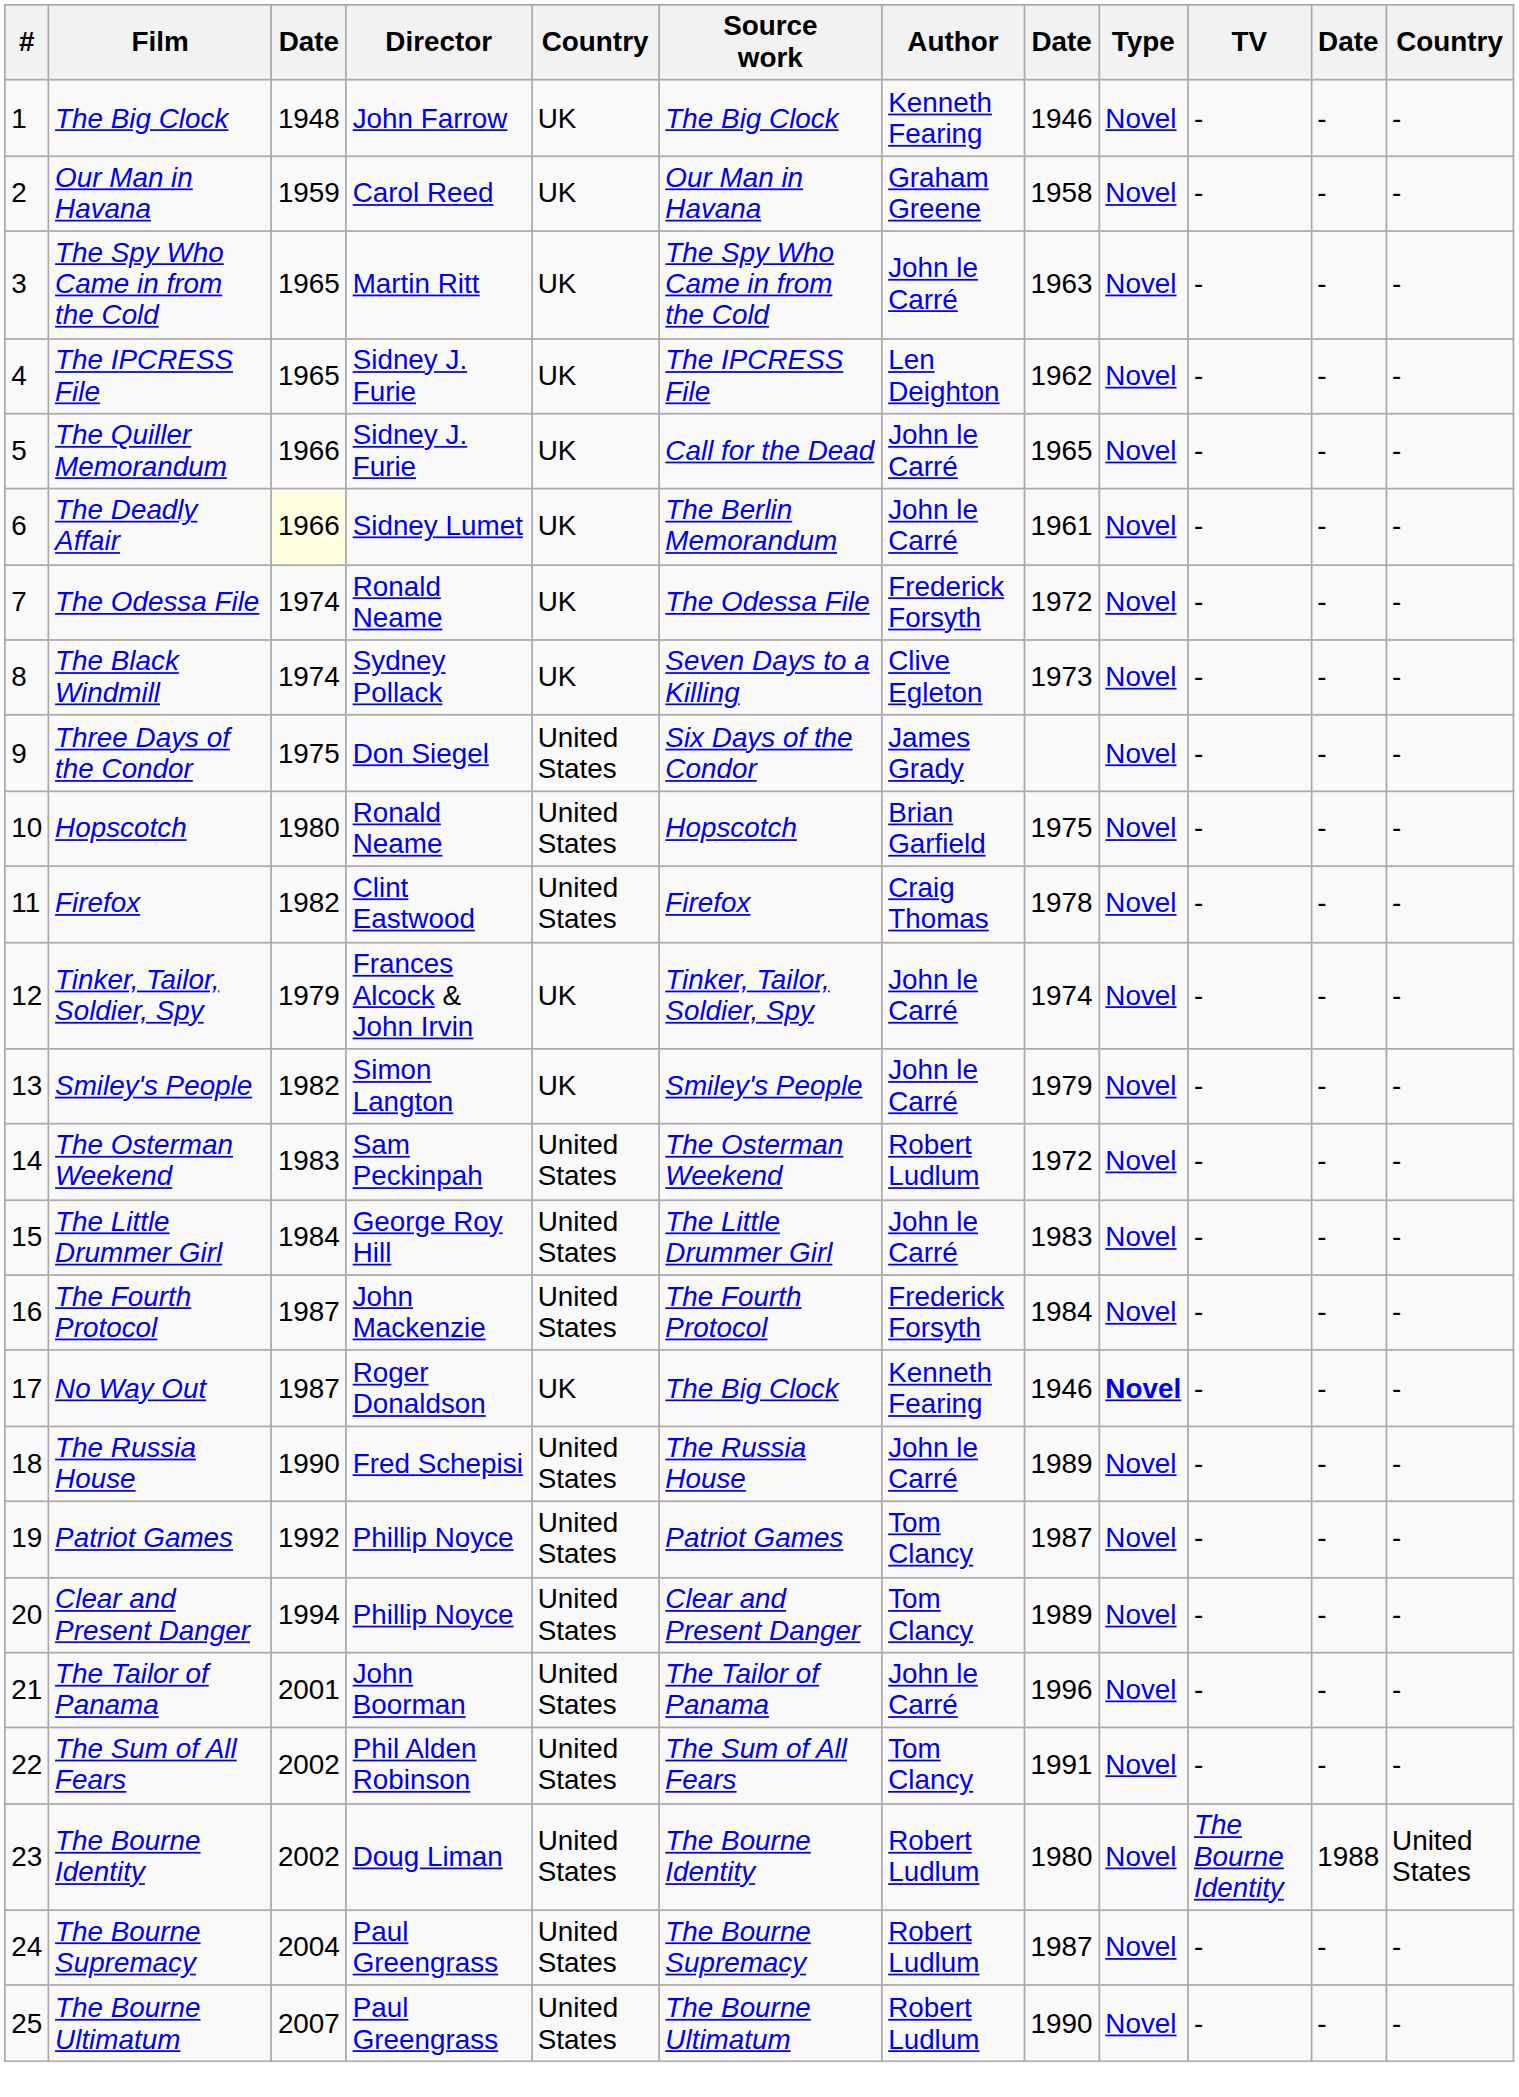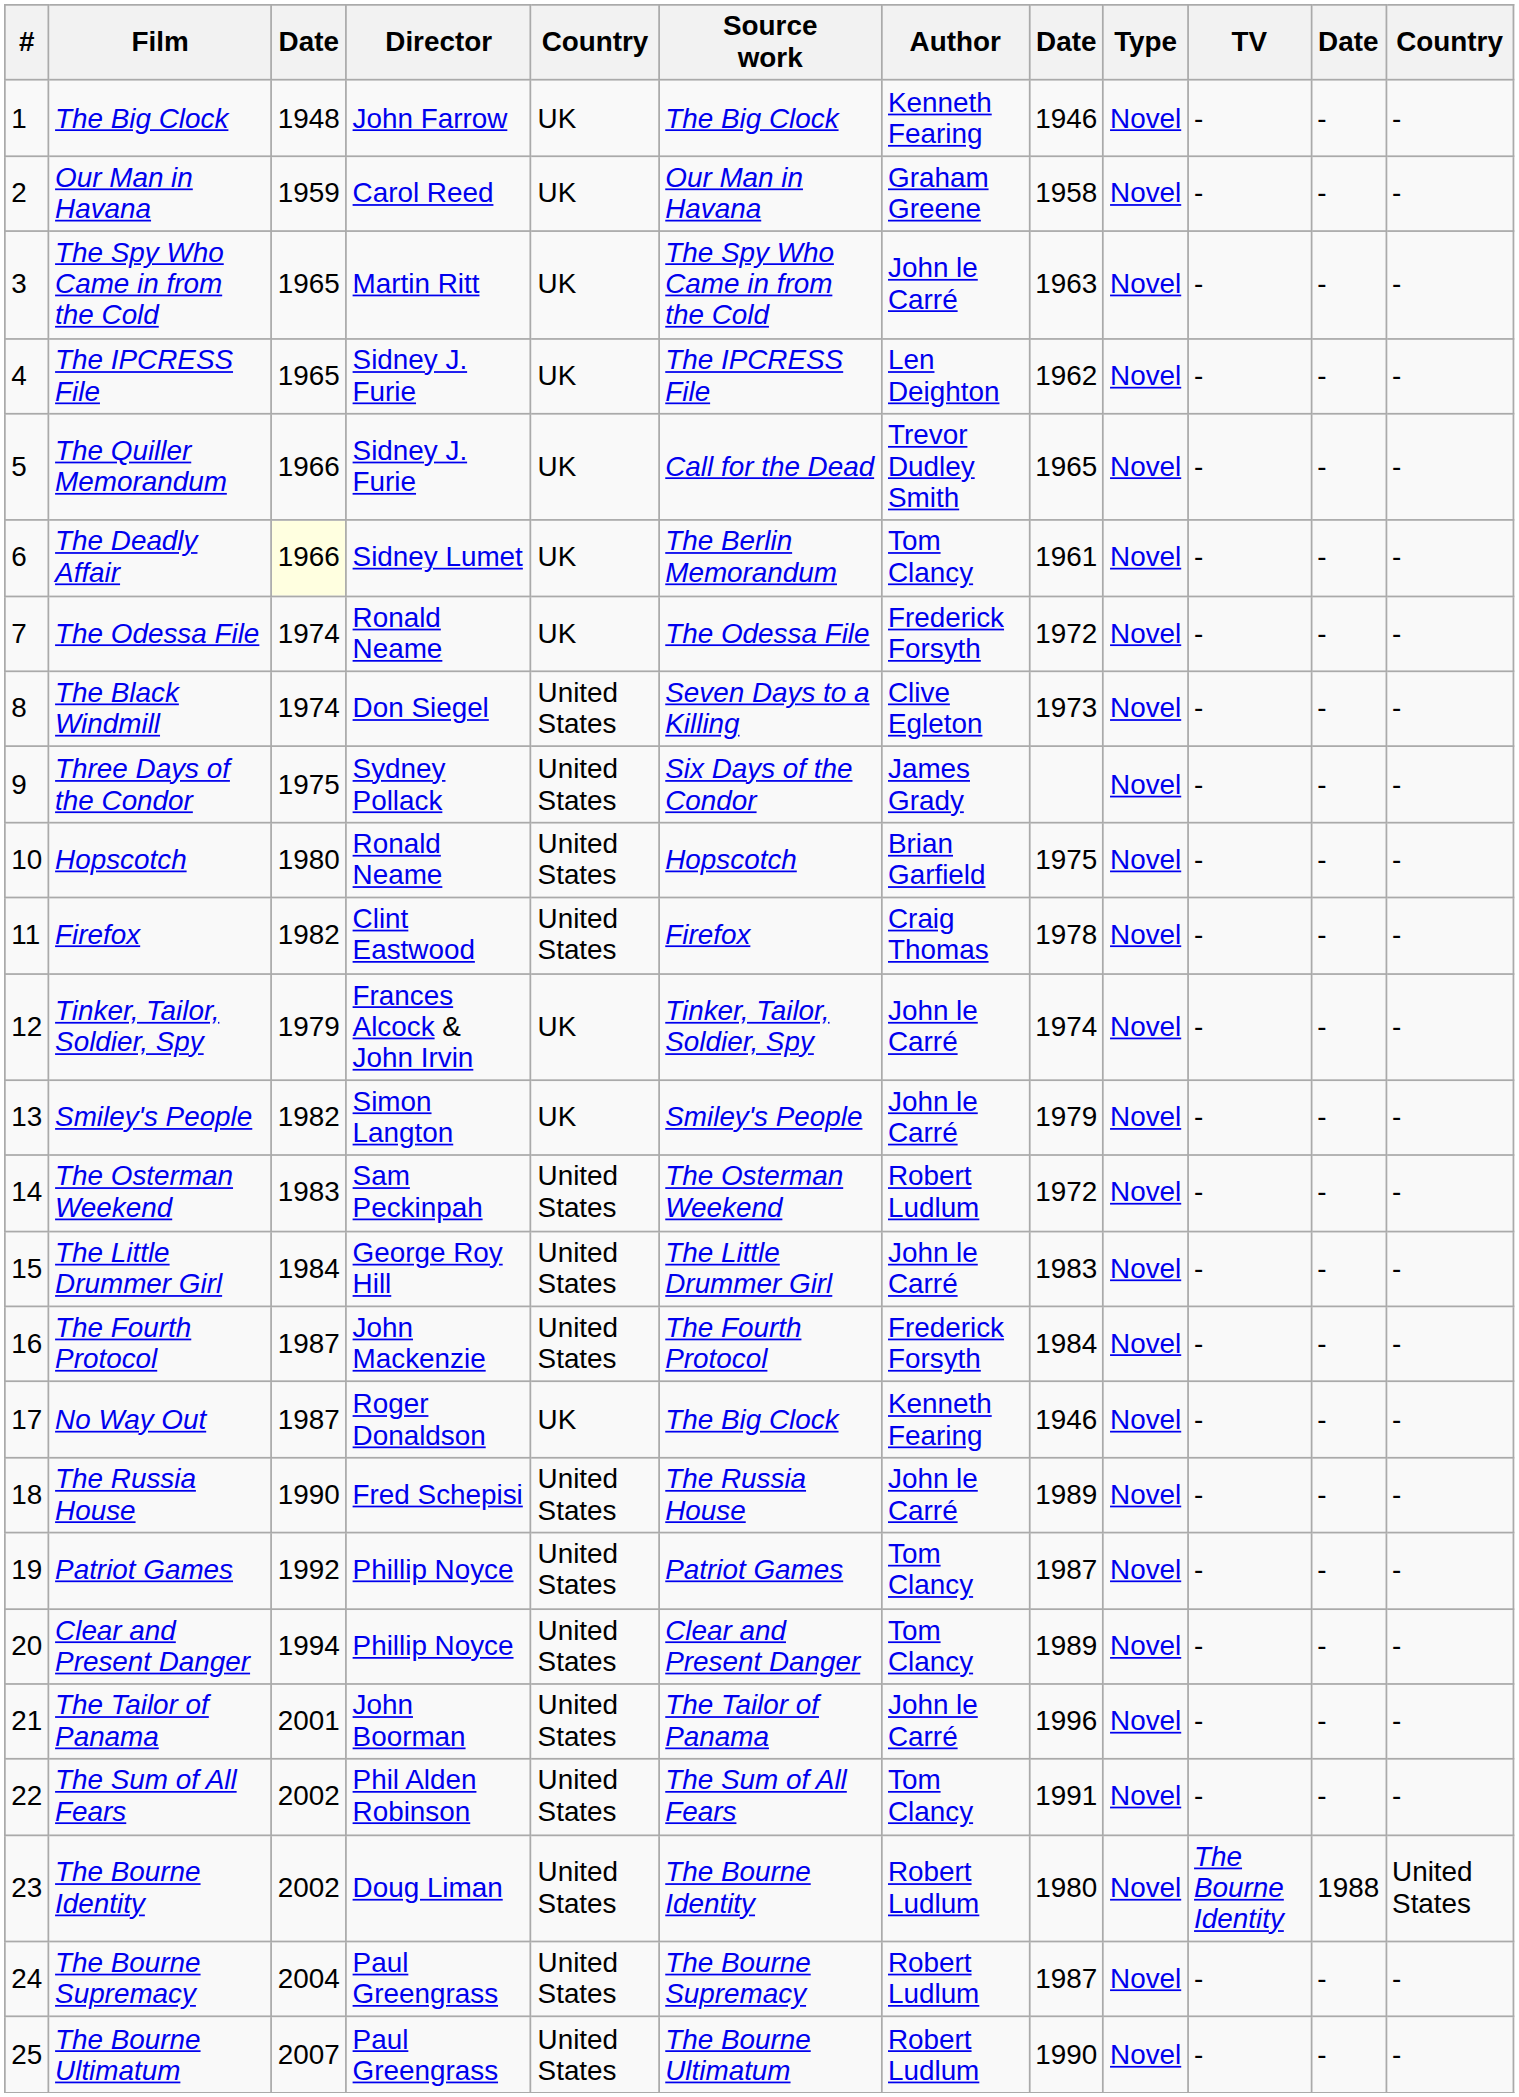(933, 450) John le Carré -> (931, 466) Trevor Dudley Smith
(933, 526) John le Carré -> (931, 557) Tom Clancy
(399, 677) Sydney Pollack -> (421, 708) Don Siegel
(557, 677) UK -> (578, 708) United States
(421, 752) Don Siegel -> (399, 784) Sydney Pollack
(1143, 1387) bold -> (1146, 1419) normal
